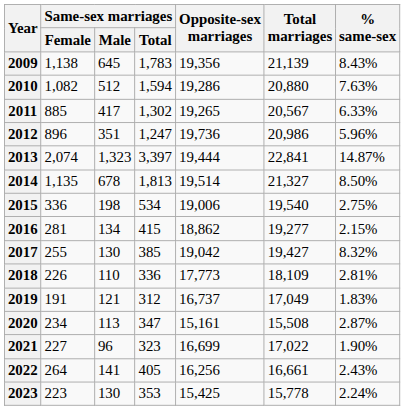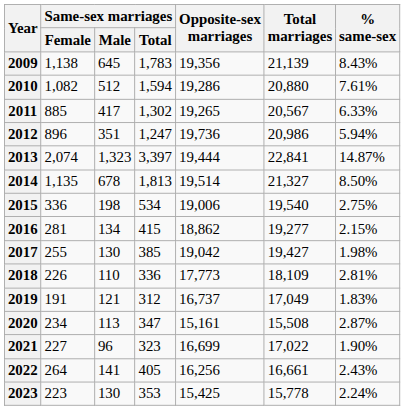(358, 87) 7.63% -> (358, 87) 7.61%
(358, 134) 5.96% -> (358, 134) 5.94%
(358, 252) 8.32% -> (358, 252) 1.98%
